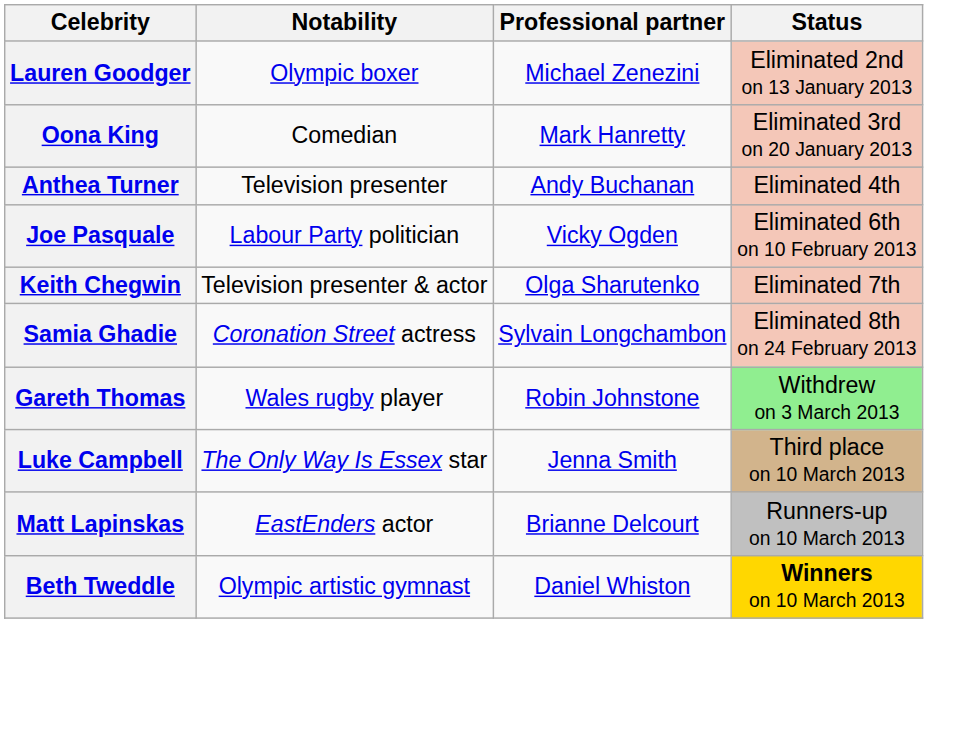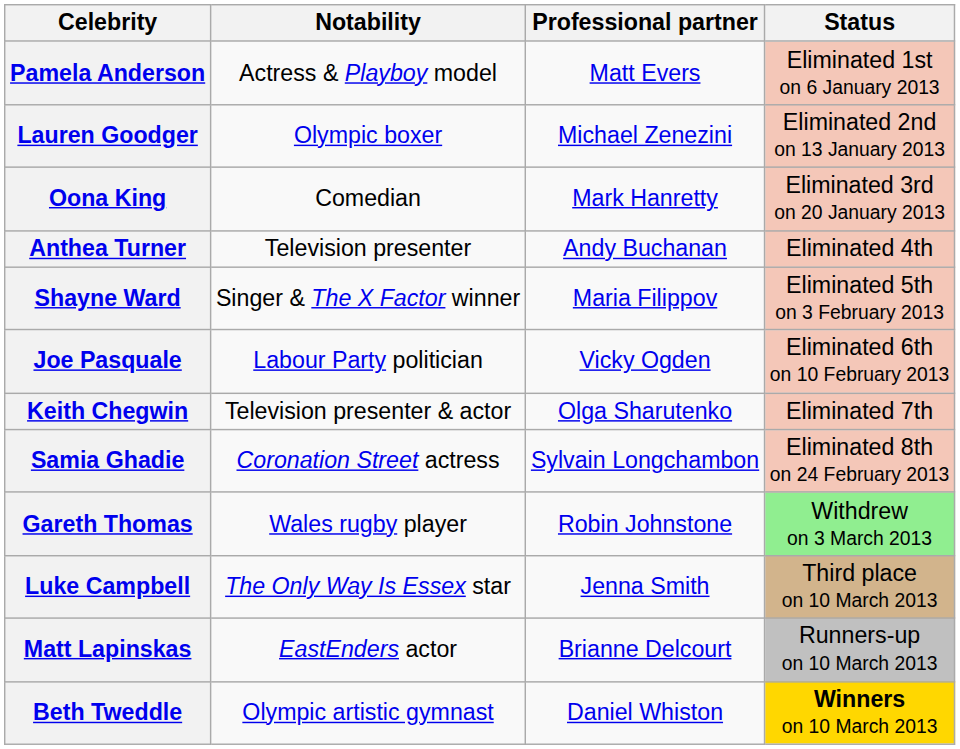+ row: (108, 72)
+ row: (108, 298)
